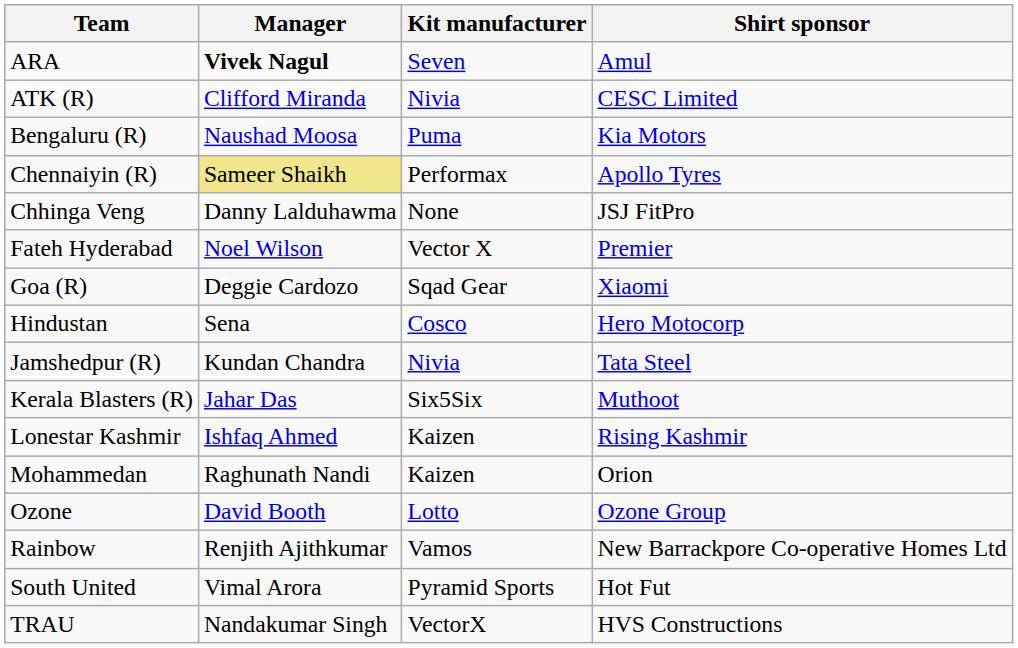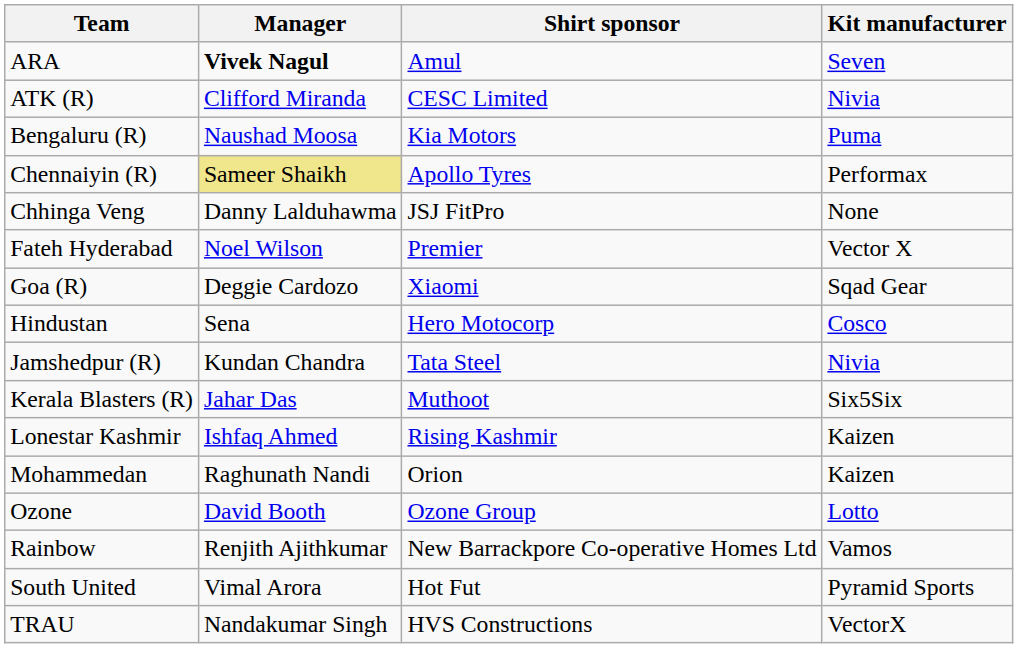columns swapped: (497, 23) <-> (802, 23)
